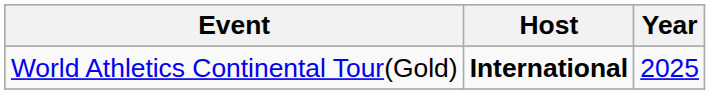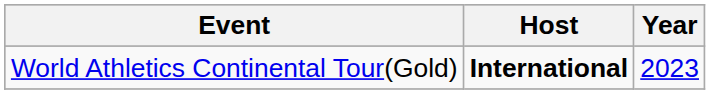(670, 67) 2025 -> (670, 67) 2023
